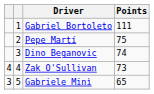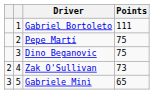(121, 54) 74 -> (121, 54) 75
(9, 68) 4 -> (9, 68) 2
